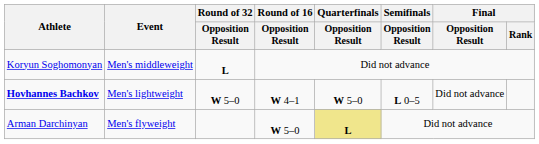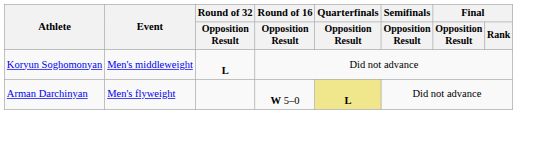- row: (53, 94)
